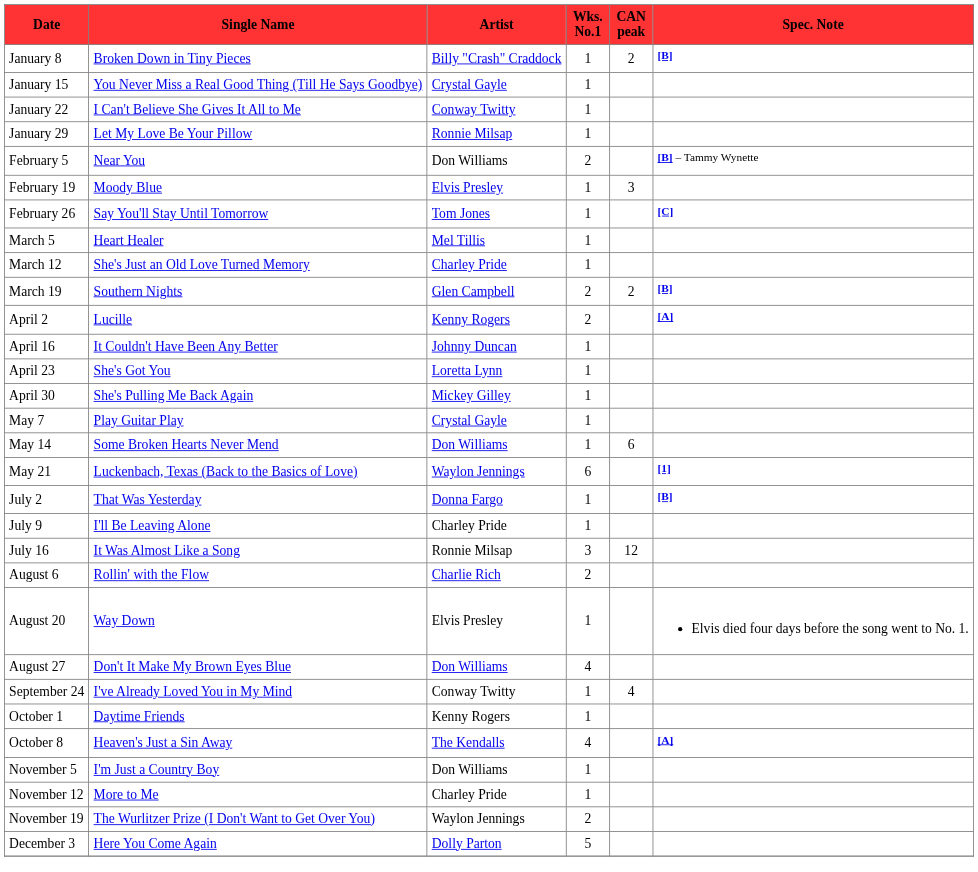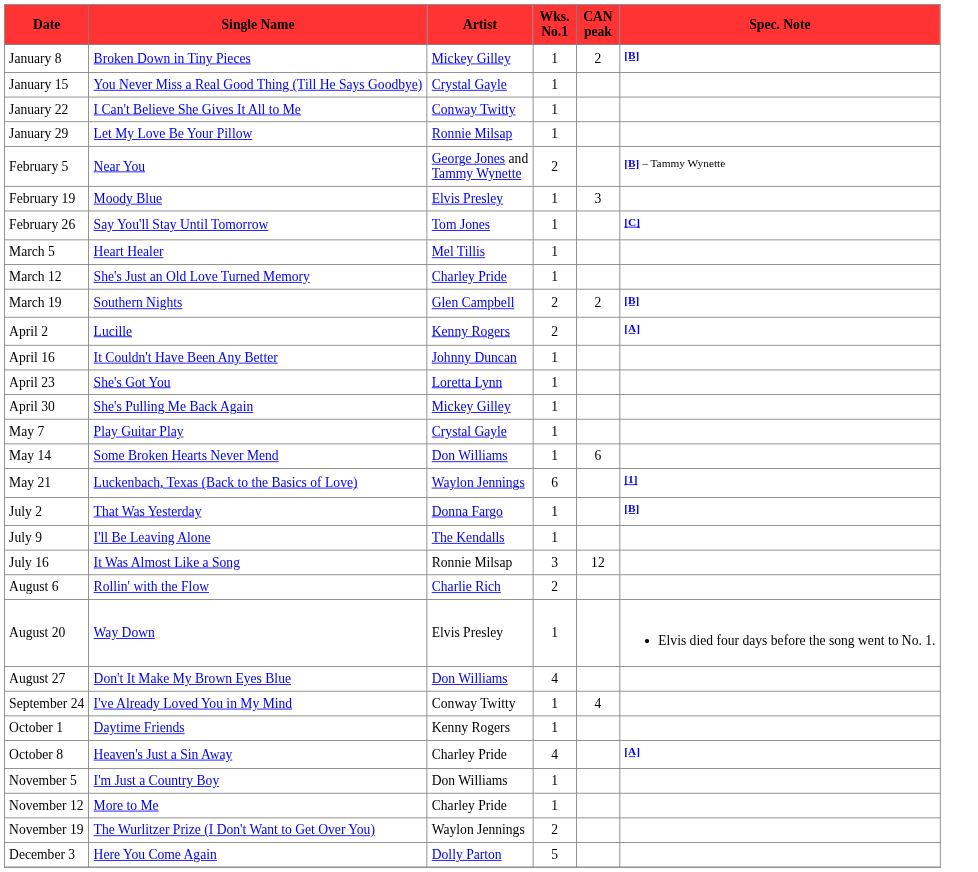(497, 58) Billy "Crash" Craddock -> (471, 58) Mickey Gilley
(470, 160) Don Williams -> (480, 166) George Jones and Tammy Wynette
(469, 526) Charley Pride -> (468, 537) The Kendalls
(468, 743) The Kendalls -> (469, 754) Charley Pride
